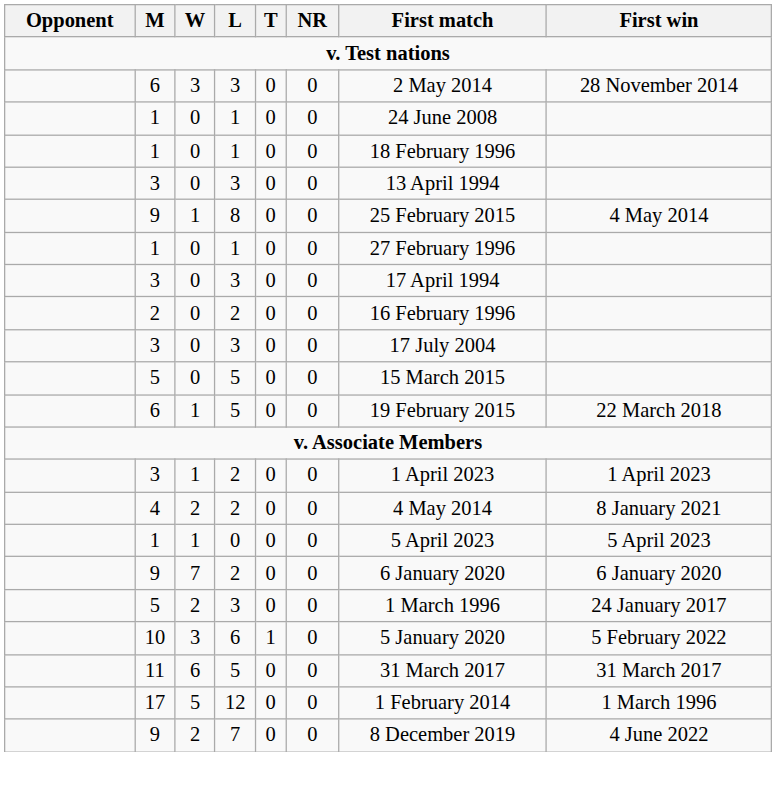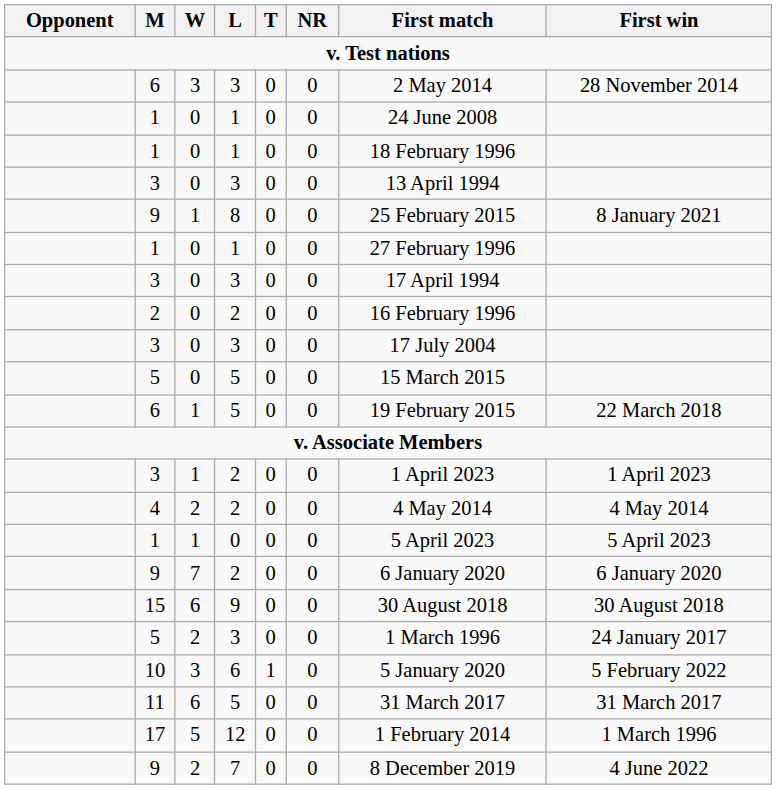(659, 215) 4 May 2014 -> (659, 215) 8 January 2021
(659, 507) 8 January 2021 -> (659, 507) 4 May 2014
+ row: (155, 605)
